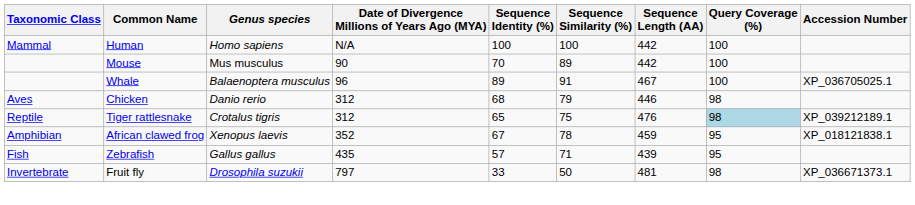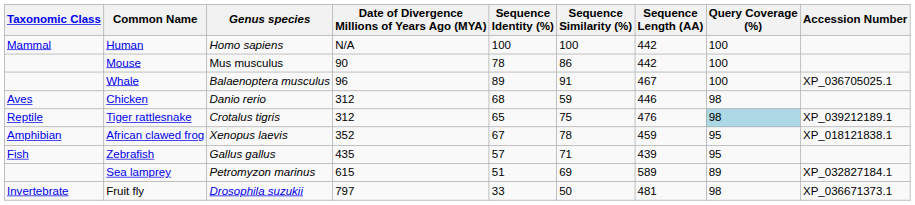(498, 63) 70 -> (498, 63) 78
(566, 63) 89 -> (566, 63) 86
(566, 99) 79 -> (566, 99) 59
+ row: (139, 172)
